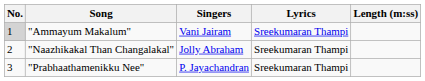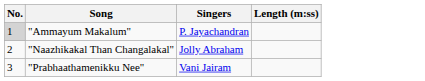- column: (301, 13)
(205, 31) Vani Jairam -> (214, 31) P. Jayachandran
(214, 67) P. Jayachandran -> (205, 67) Vani Jairam
